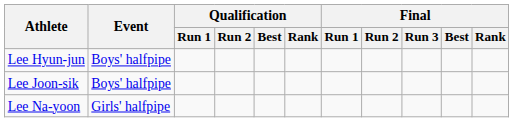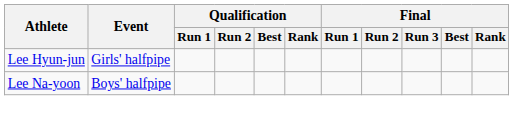(131, 60) Boys' halfpipe -> (131, 60) Girls' halfpipe
- row: (43, 83)
(131, 106) Girls' halfpipe -> (131, 83) Boys' halfpipe
